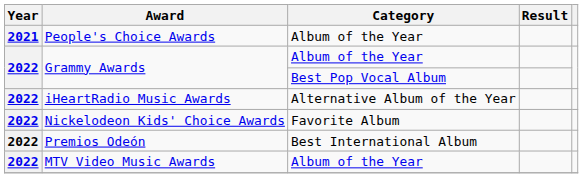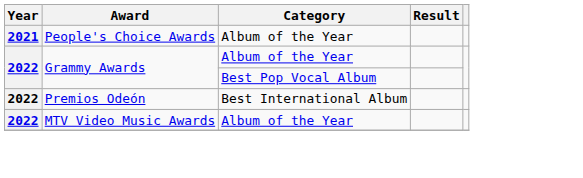- row: (138, 99)
- row: (165, 120)
